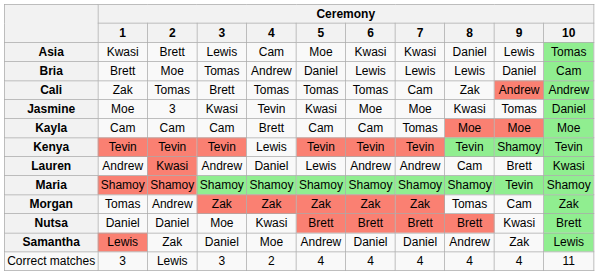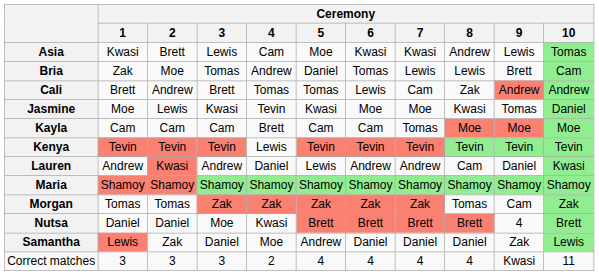(470, 52) Daniel -> (470, 52) Andrew
(123, 71) Brett -> (123, 71) Zak
(371, 71) Lewis -> (371, 71) Tomas
(519, 71) Daniel -> (519, 71) Brett
(123, 90) Zak -> (123, 90) Brett
(172, 90) Tomas -> (172, 90) Andrew
(371, 90) Tomas -> (371, 90) Lewis
(172, 109) 3 -> (172, 109) Lewis
(519, 147) Shamoy -> (519, 147) Tevin
(519, 166) Brett -> (519, 166) Daniel
(519, 185) Tevin -> (519, 185) Shamoy
(172, 204) Andrew -> (172, 204) Tomas
(519, 223) Kwasi -> (519, 223) 4
(470, 242) Andrew -> (470, 242) Daniel
(172, 261) Lewis -> (172, 261) 3
(519, 261) 4 -> (519, 261) Kwasi
